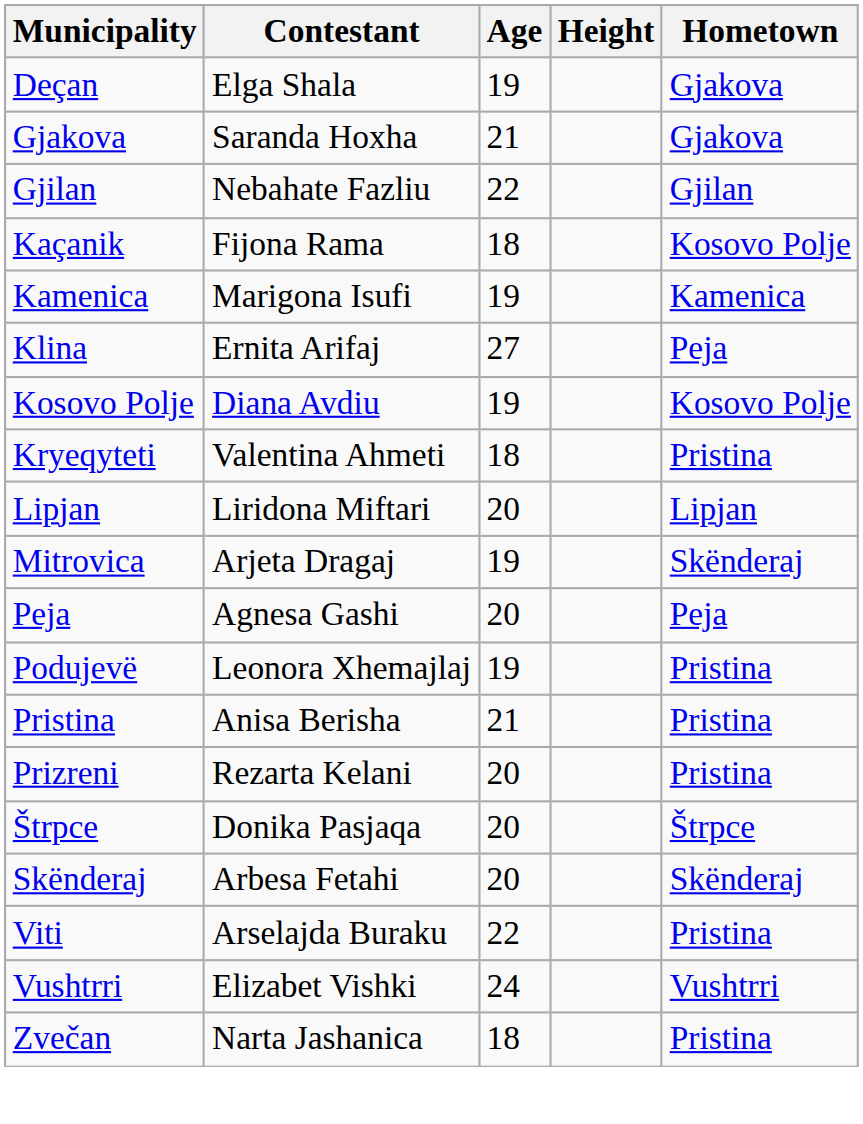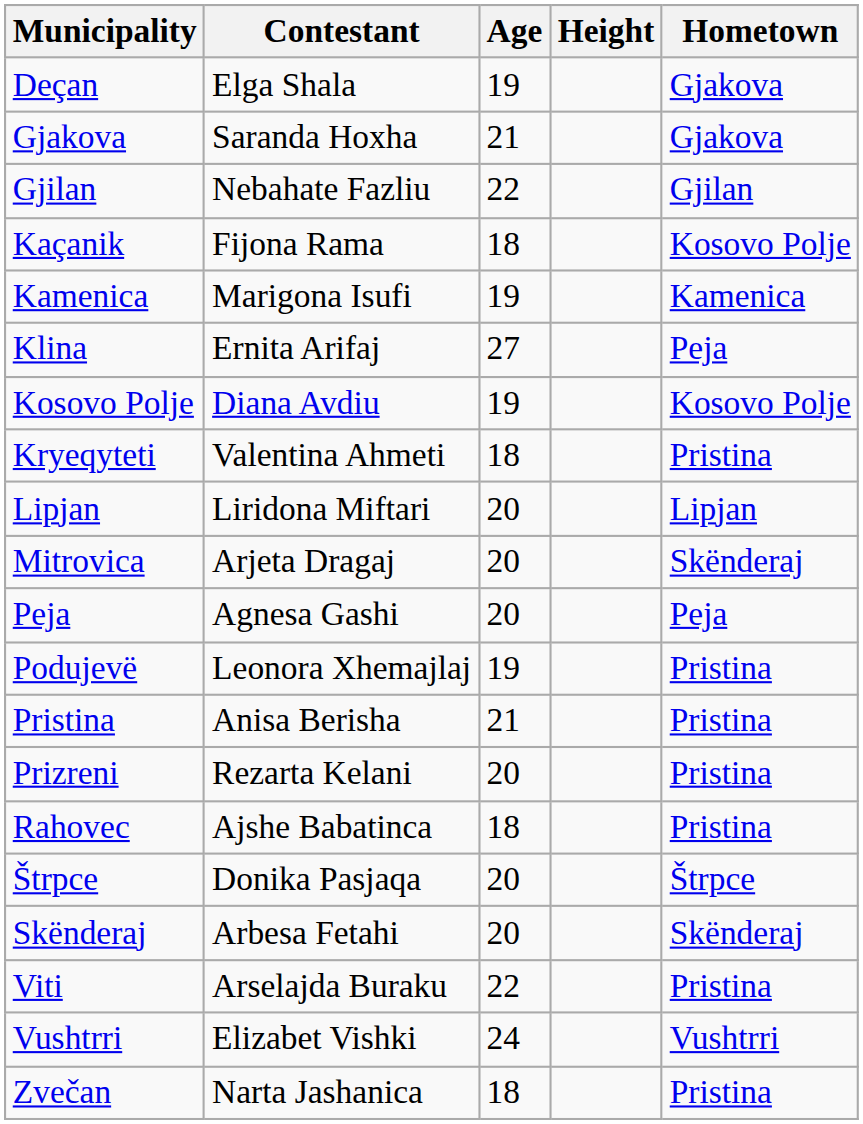(503, 561) 19 -> (503, 561) 20
+ row: (71, 826)
